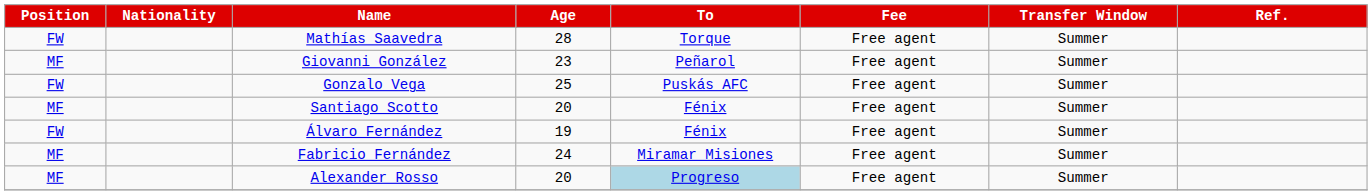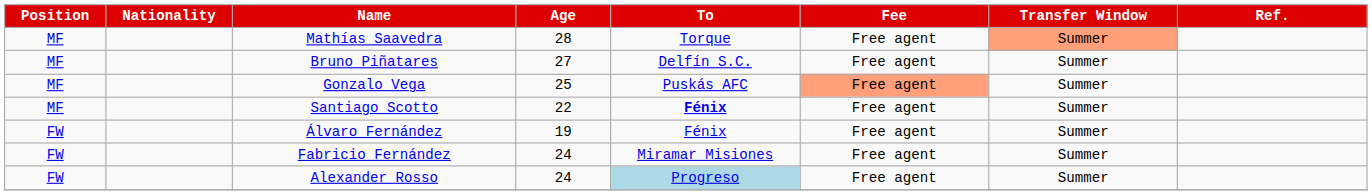(55, 39) FW -> (55, 39) MF
(1083, 39) no background -> (1083, 39) lightsalmon background
- row: (374, 62)
+ row: (374, 62)
(55, 85) FW -> (55, 85) MF
(894, 85) no background -> (894, 85) lightsalmon background
(563, 108) 20 -> (563, 108) 22
(705, 108) normal -> (705, 108) bold
(55, 155) MF -> (55, 155) FW
(55, 178) MF -> (55, 178) FW
(563, 178) 20 -> (563, 178) 24
